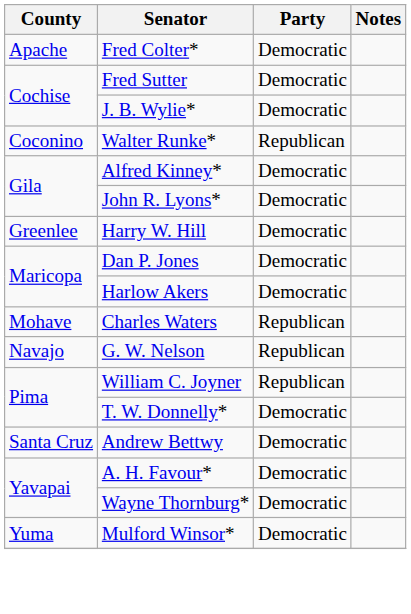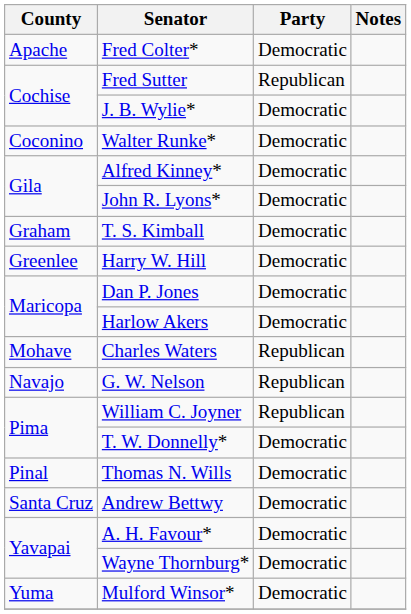(302, 79) Democratic -> (301, 79) Republican
(301, 140) Republican -> (302, 140) Democratic
+ row: (153, 230)
+ row: (167, 472)
